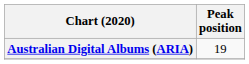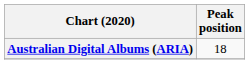(220, 48) 19 -> (220, 48) 18
